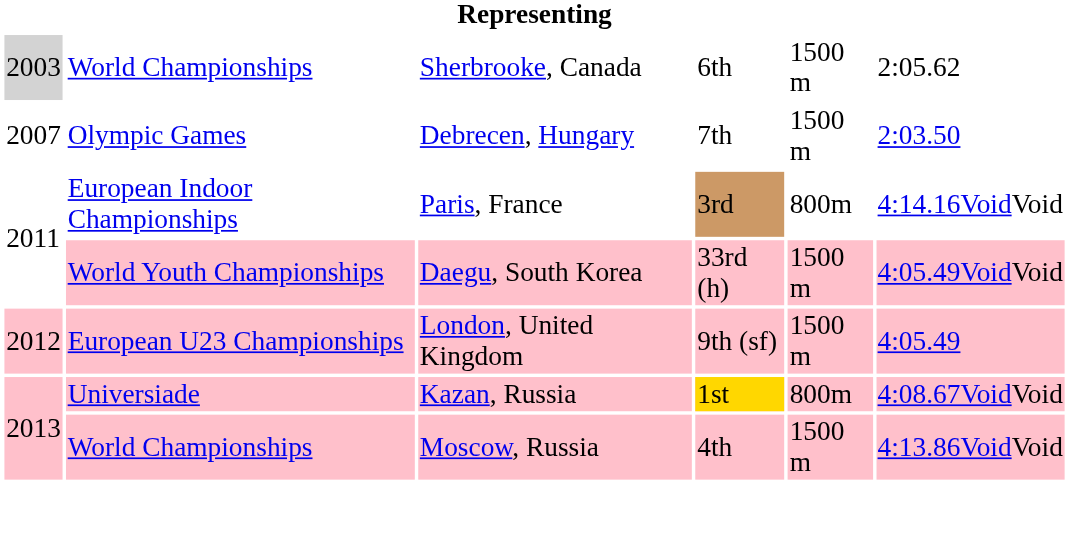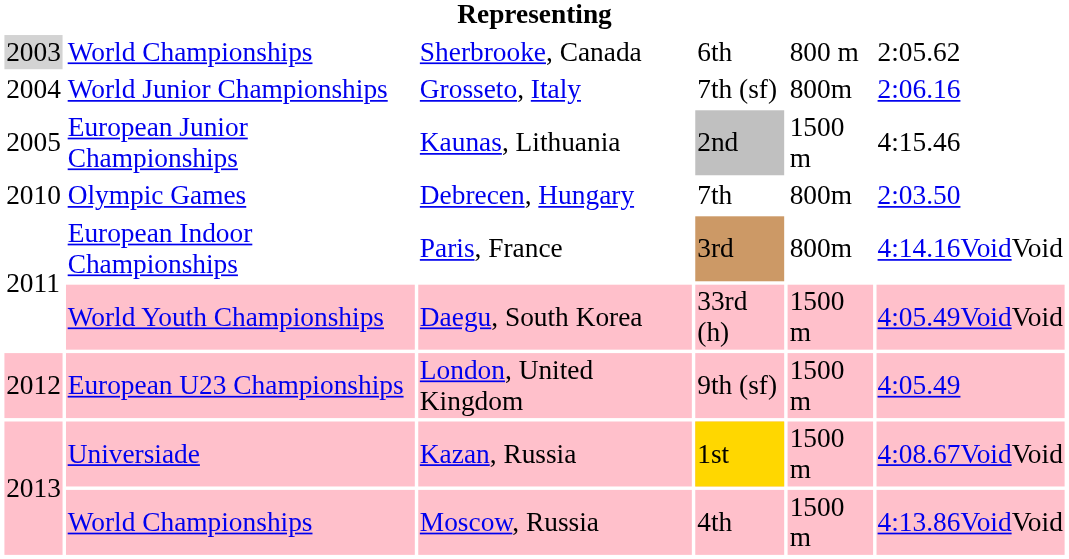(817, 67) 1500 m -> (824, 51) 800 m
+ row: (500, 89)
+ row: (520, 142)
(33, 135) 2007 -> (33, 195) 2010
(817, 135) 1500 m -> (821, 195) 800m
(821, 393) 800m -> (817, 453) 1500 m
